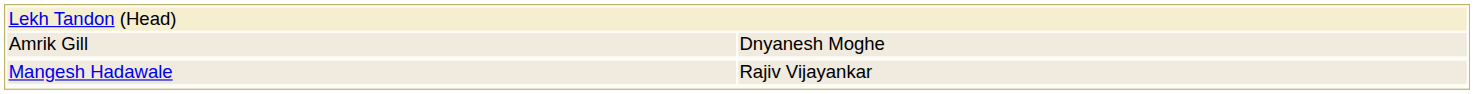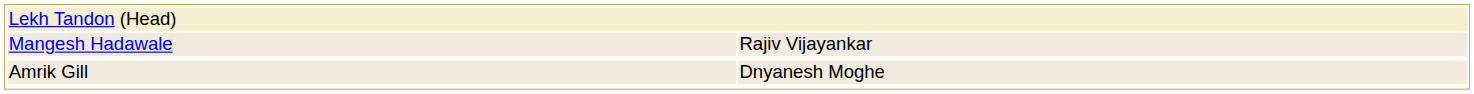rows swapped: (48, 44) <-> (91, 72)
